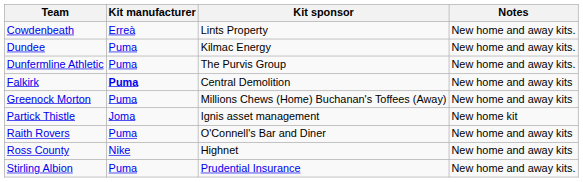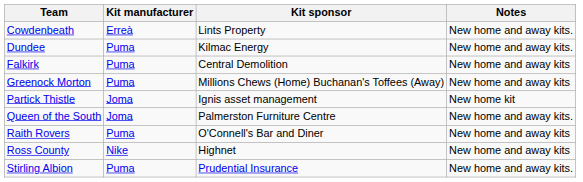- row: (55, 64)
(123, 82) bold -> (120, 64) normal
+ row: (54, 116)
